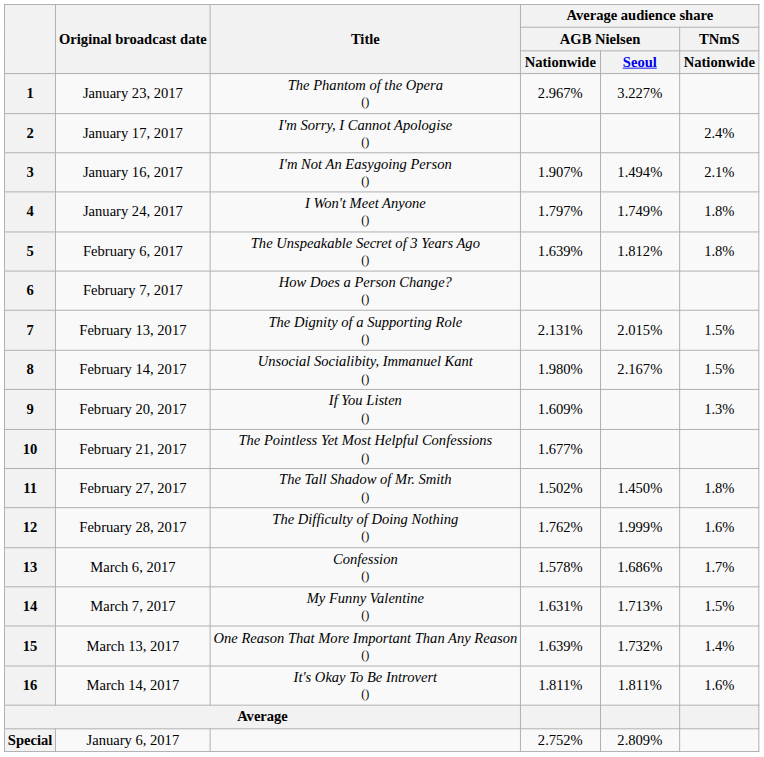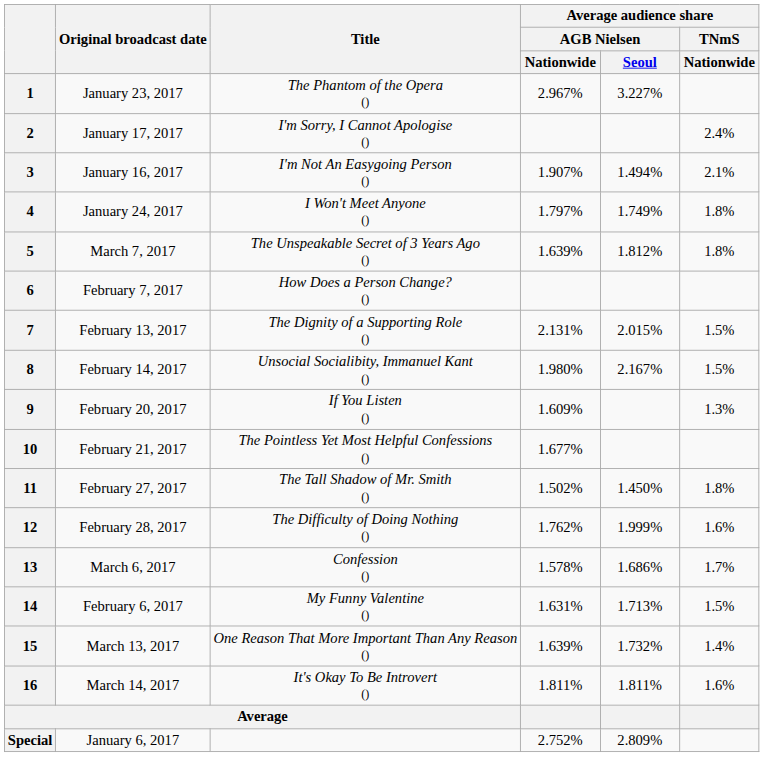(133, 251) February 6, 2017 -> (133, 251) March 7, 2017
(133, 606) March 7, 2017 -> (133, 606) February 6, 2017
